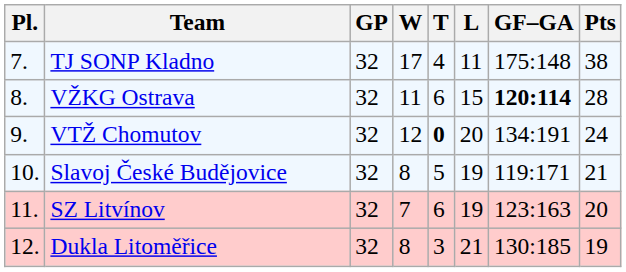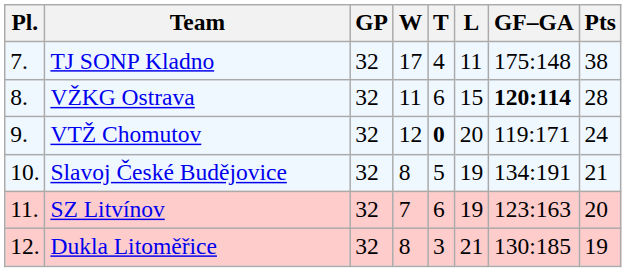(533, 135) 134:191 -> (532, 135) 119:171
(532, 172) 119:171 -> (533, 172) 134:191
